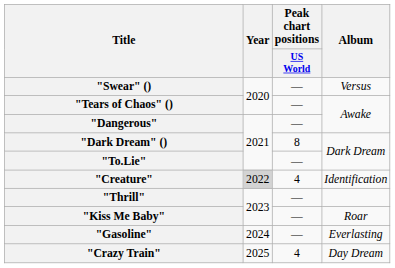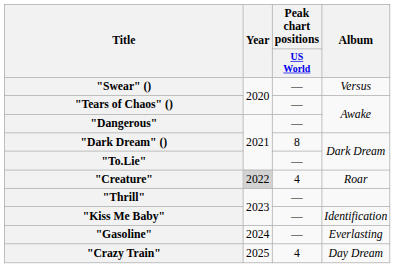(356, 179) Identification -> (356, 179) Roar
(356, 216) Roar -> (356, 216) Identification
